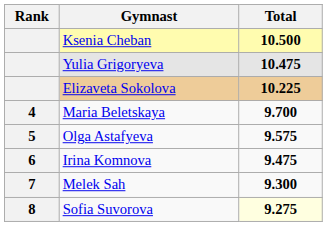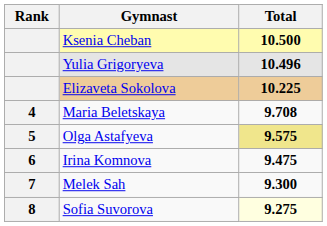(281, 64) 10.475 -> (281, 64) 10.496
(281, 112) 9.700 -> (281, 112) 9.708
(281, 137) no background -> (281, 137) khaki background
